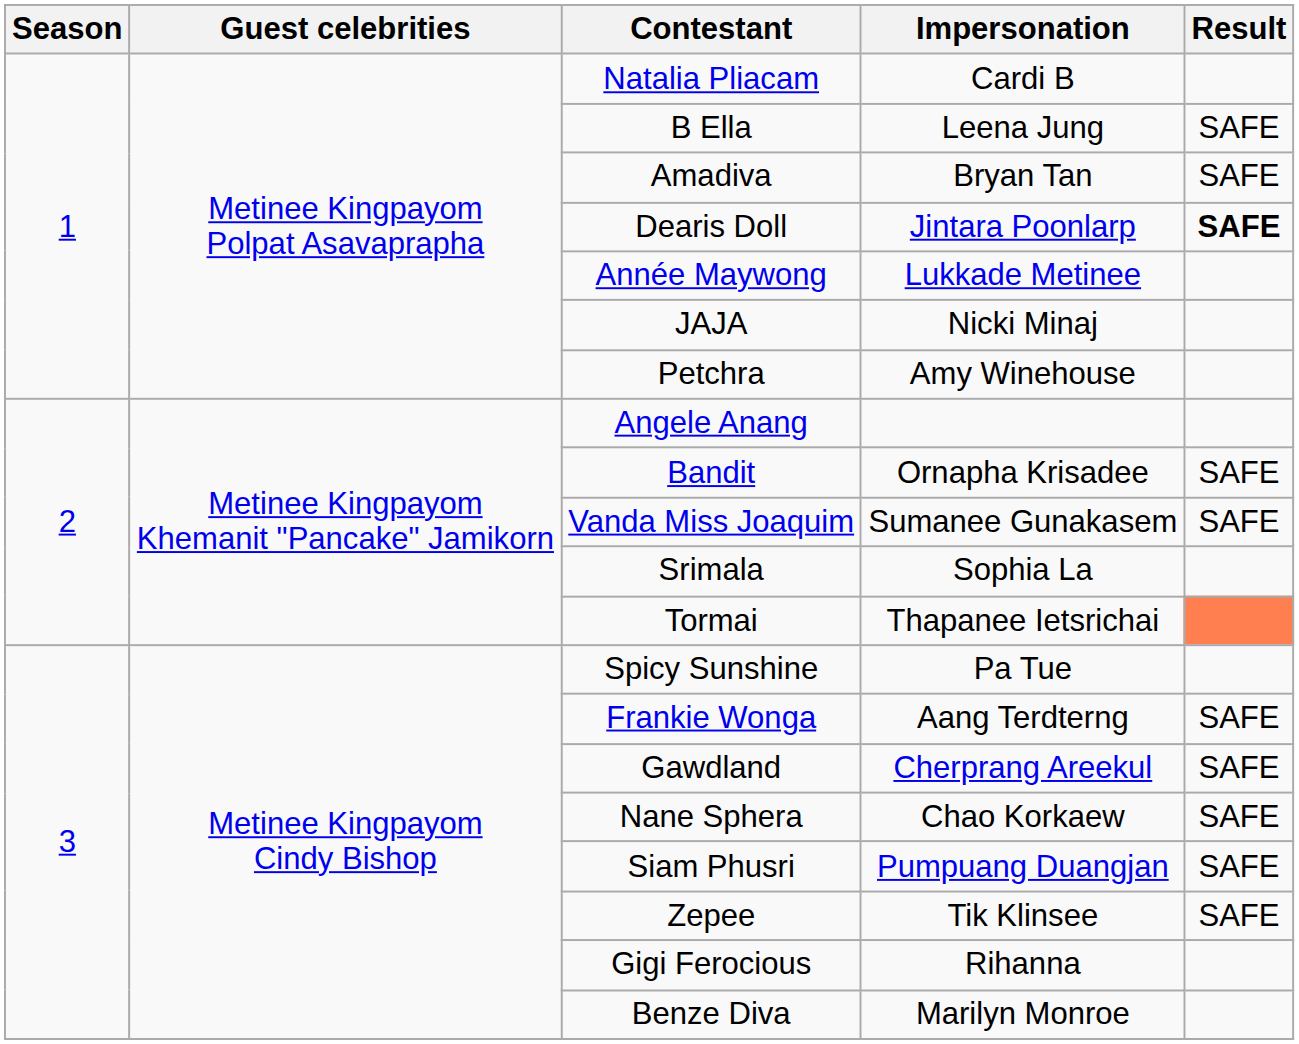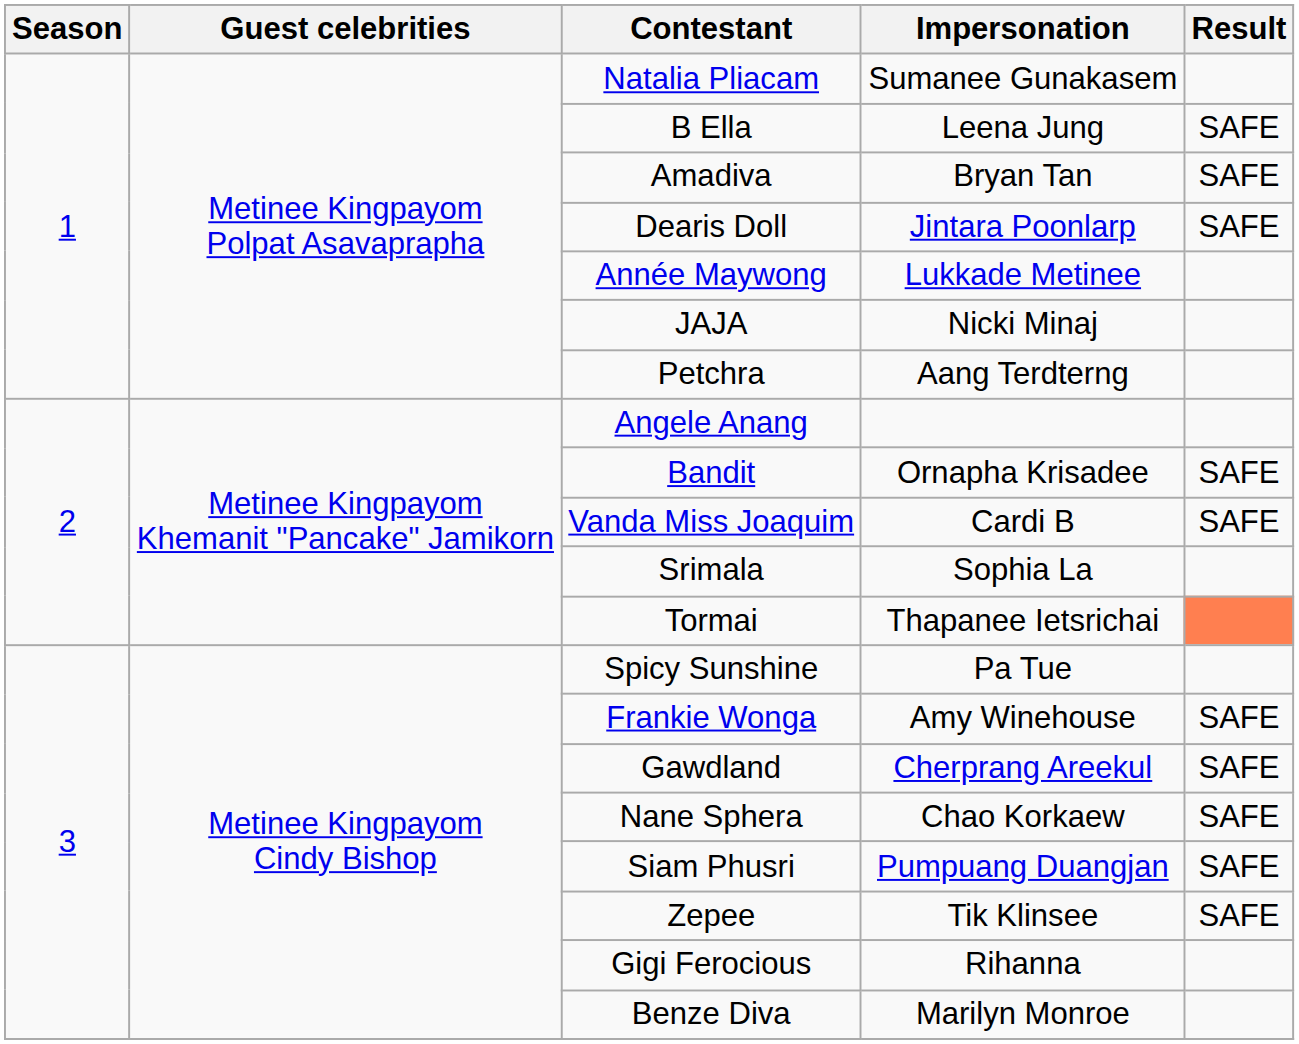(1023, 78) Cardi B -> (1023, 78) Sumanee Gunakasem
(1239, 226) bold -> (1239, 226) normal
(1023, 373) Amy Winehouse -> (1023, 373) Aang Terdterng
(1023, 521) Sumanee Gunakasem -> (1023, 521) Cardi B
(1023, 718) Aang Terdterng -> (1023, 718) Amy Winehouse
